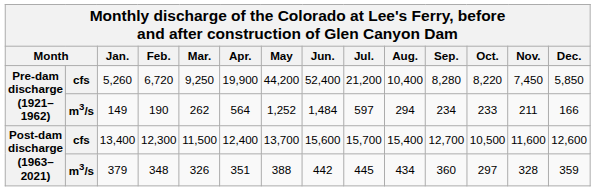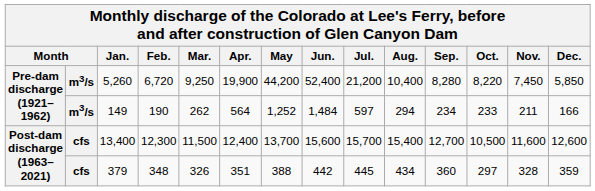(81, 80) cfs -> (81, 81) m3/s
(81, 170) m3/s -> (81, 171) cfs
